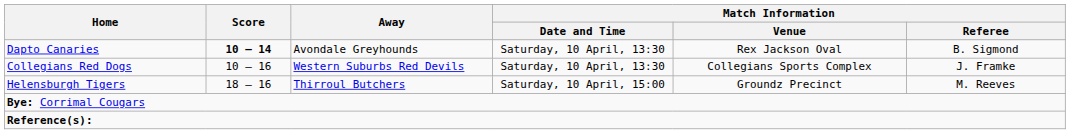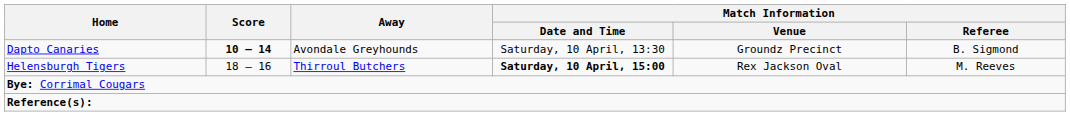(789, 49) Rex Jackson Oval -> (789, 49) Groundz Precinct
- row: (69, 67)
(583, 85) normal -> (583, 67) bold
(789, 85) Groundz Precinct -> (789, 67) Rex Jackson Oval
